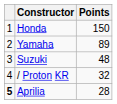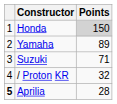(101, 28) no background -> (101, 28) lightgrey background
(104, 60) 48 -> (104, 60) 71
